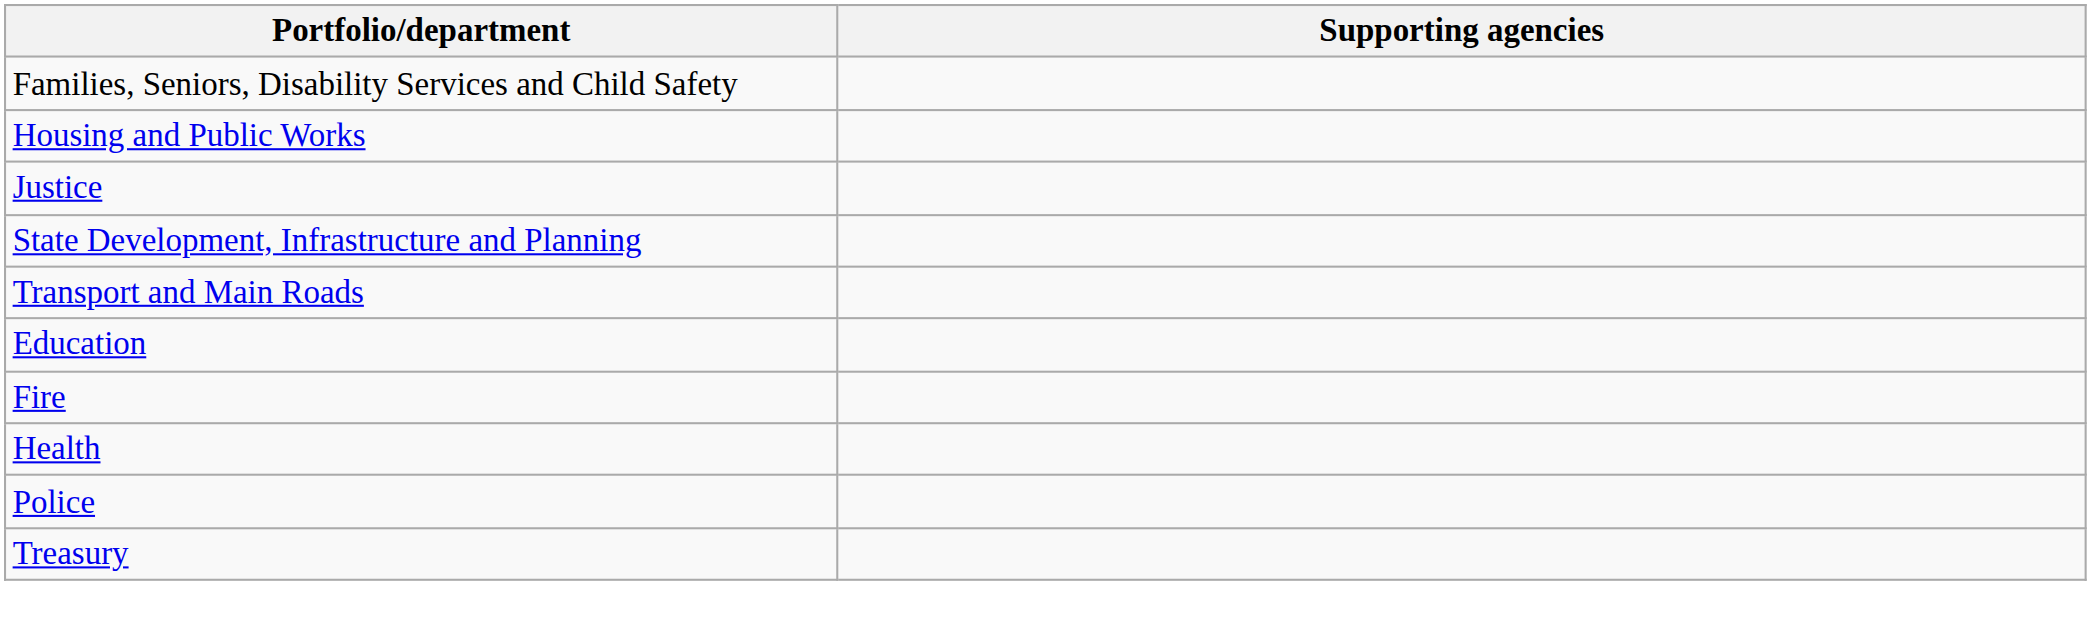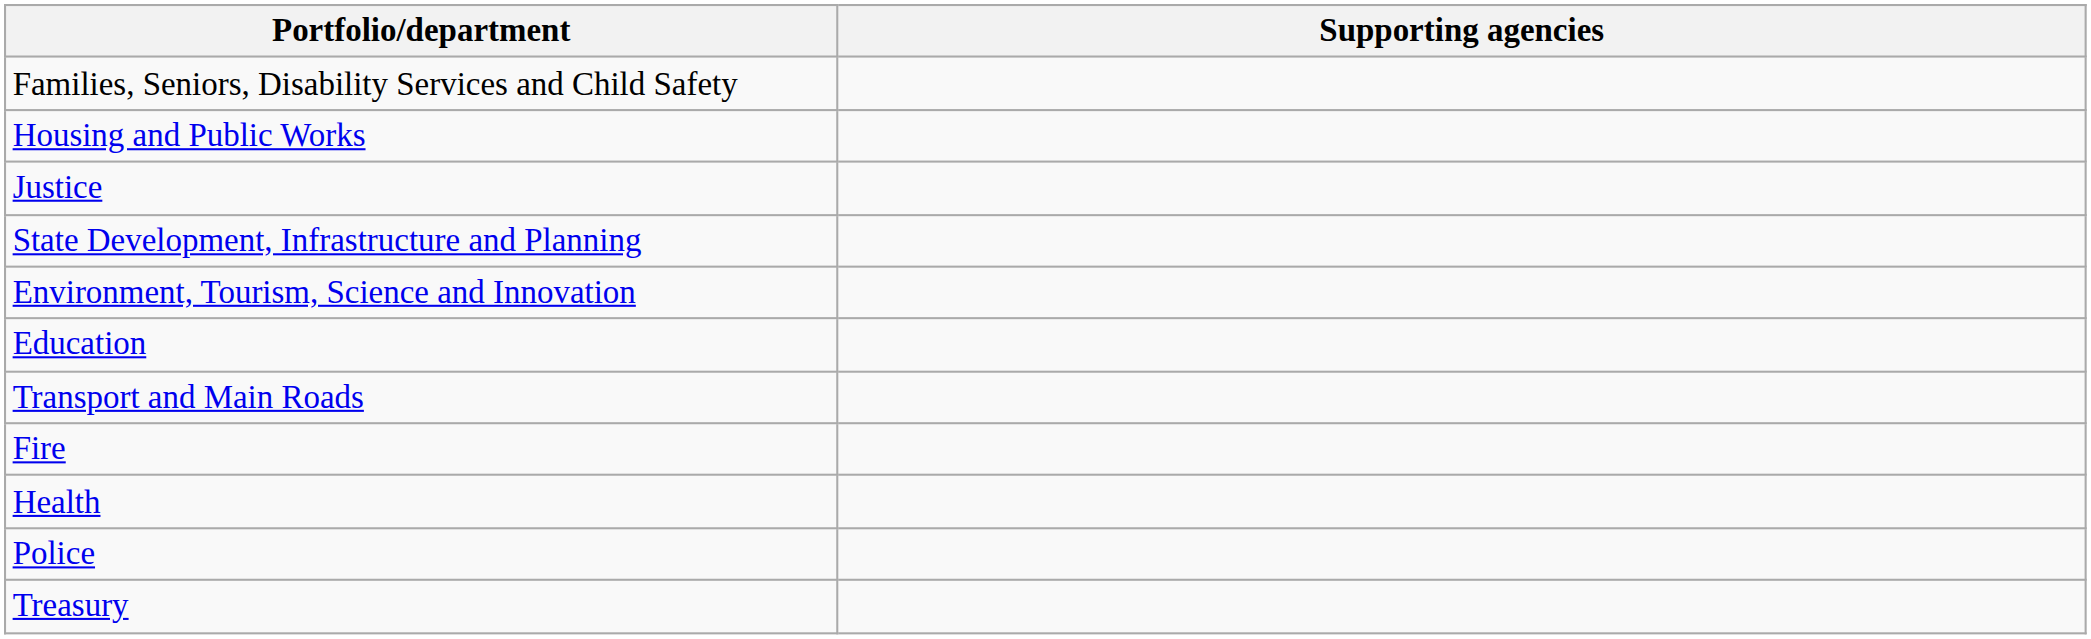+ row: (324, 291)
rows swapped: (188, 291) <-> (79, 344)
